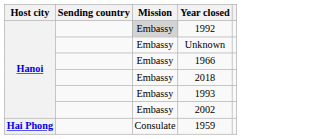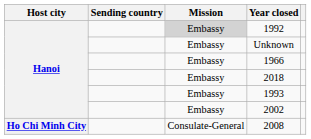- row: (205, 126)
+ row: (274, 126)
